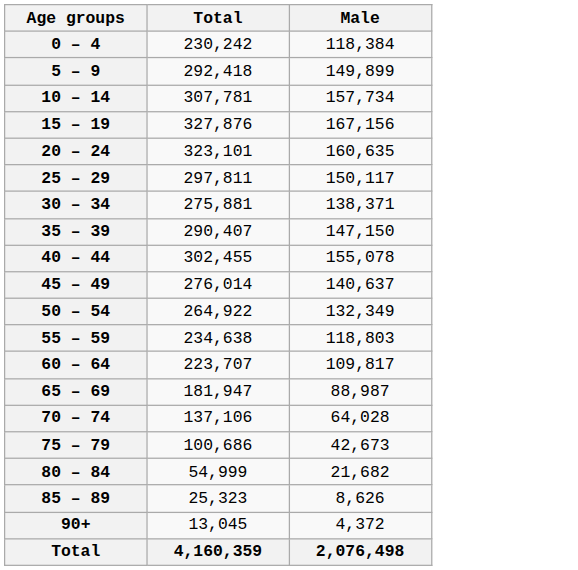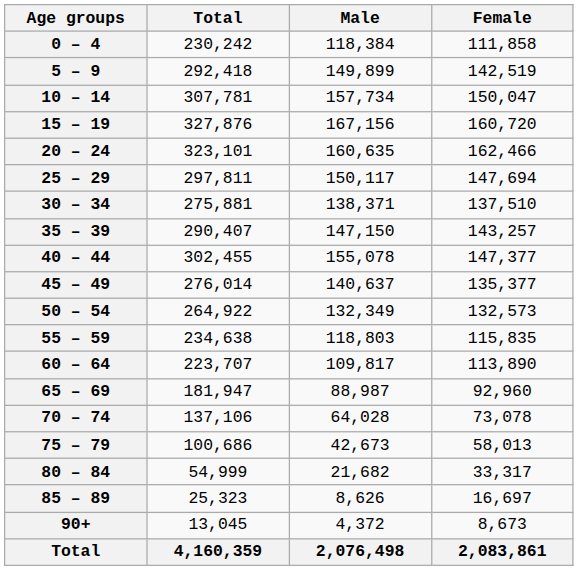+ column: (502, 18)
